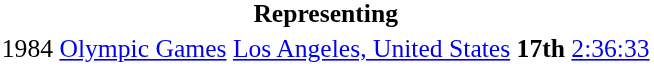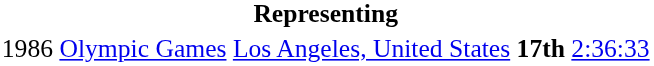(27, 49) 1984 -> (27, 49) 1986
